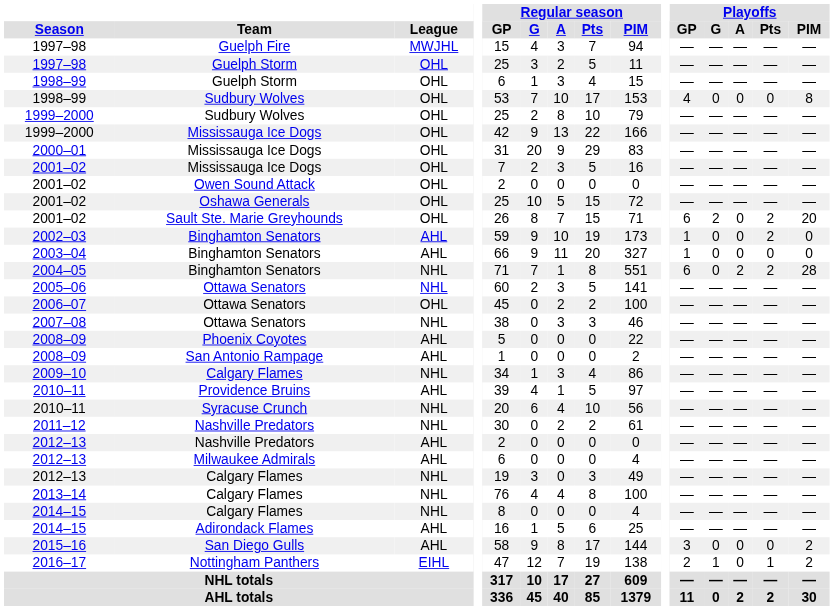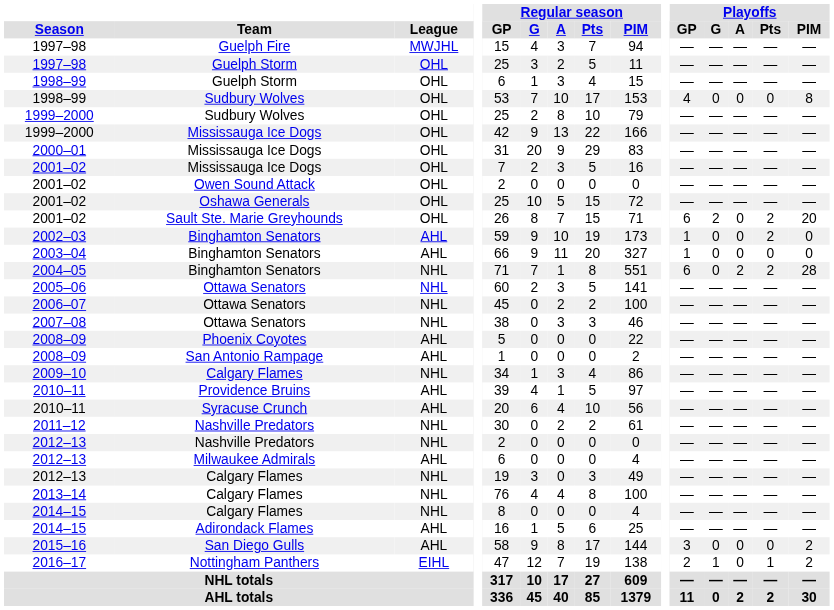(434, 305) OHL -> (434, 305) NHL
(434, 408) NHL -> (434, 408) AHL
(434, 442) AHL -> (434, 442) NHL
